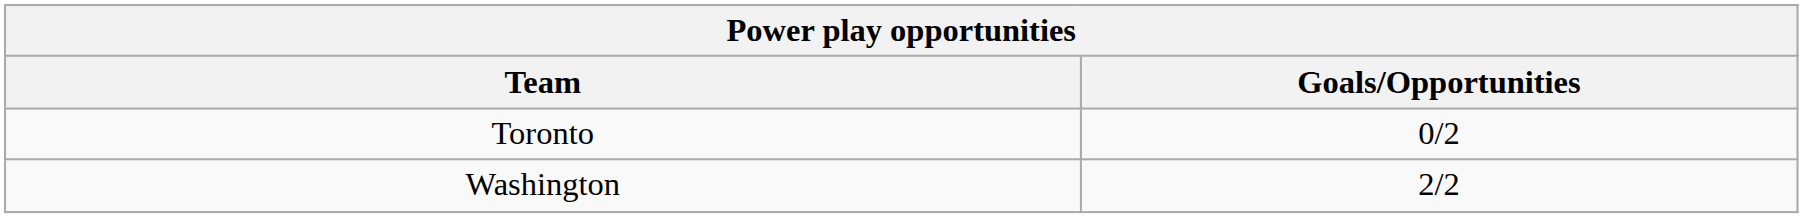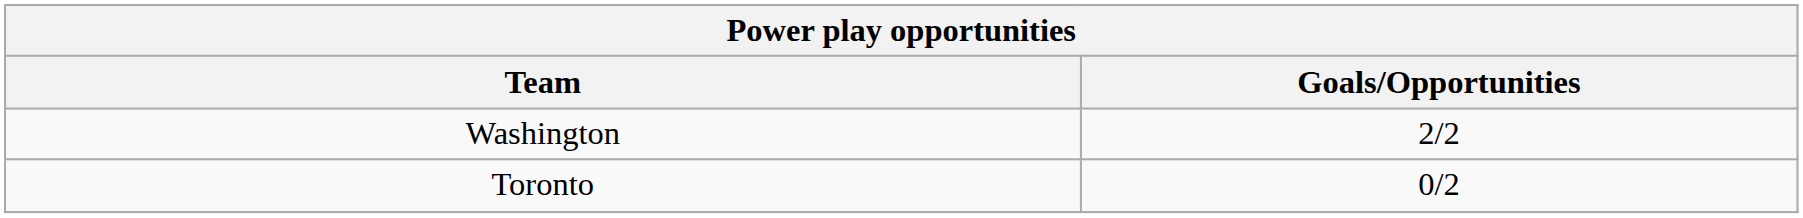rows swapped: (543, 133) <-> (543, 184)
